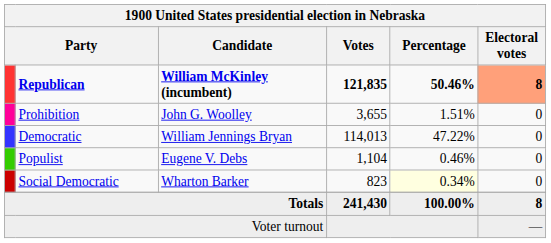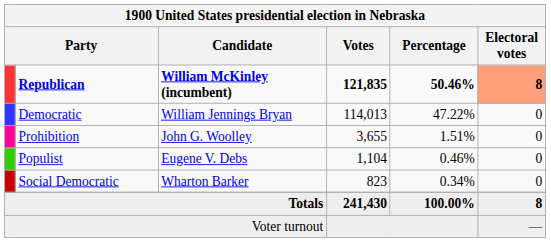rows swapped: (50, 137) <-> (49, 114)
(457, 181) lightyellow background -> (457, 181) no background
